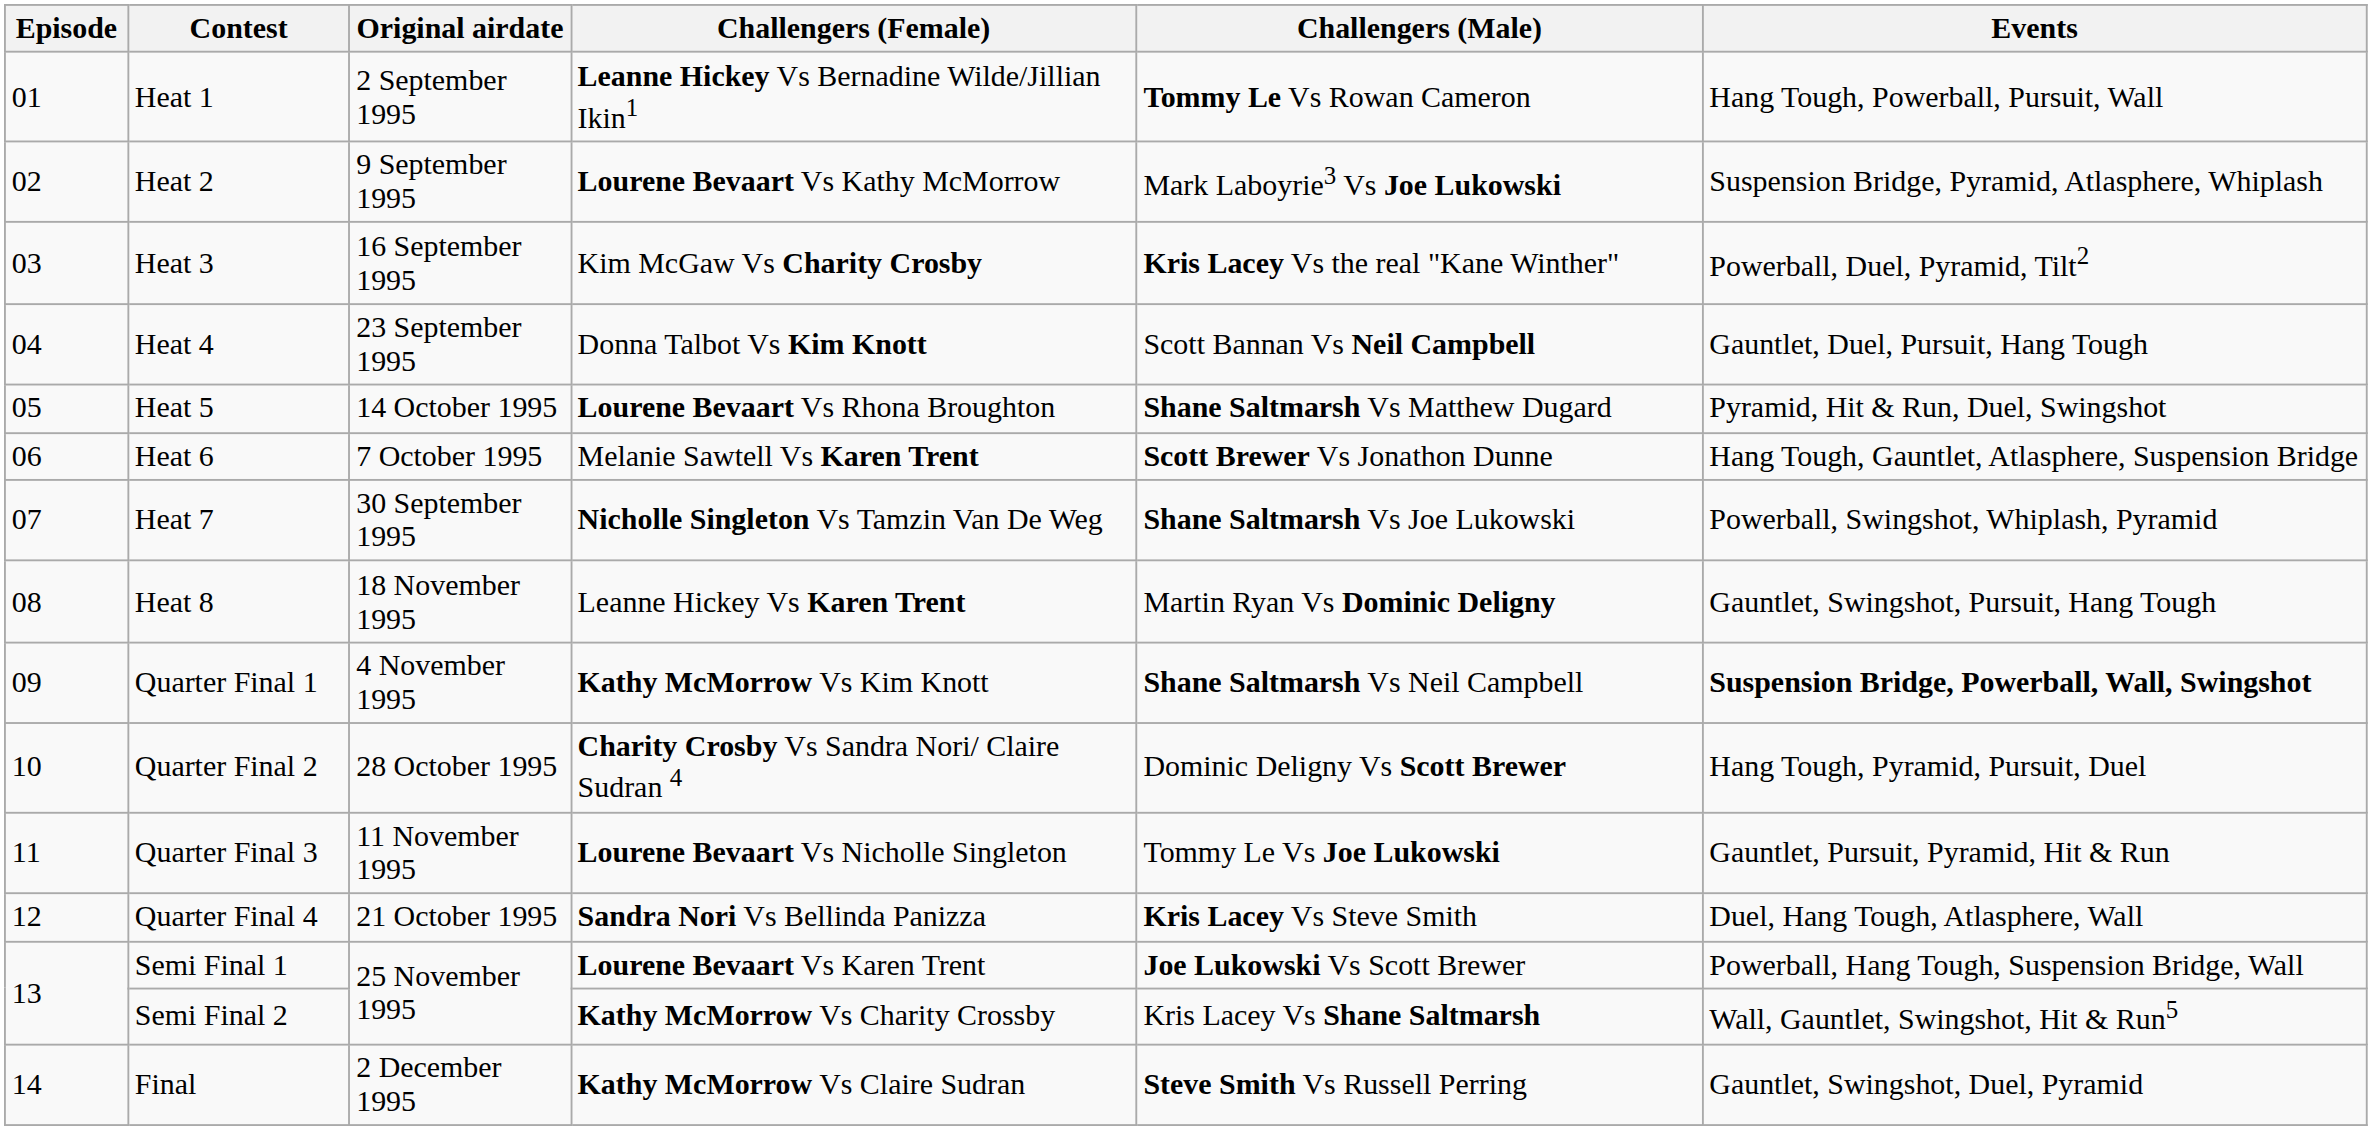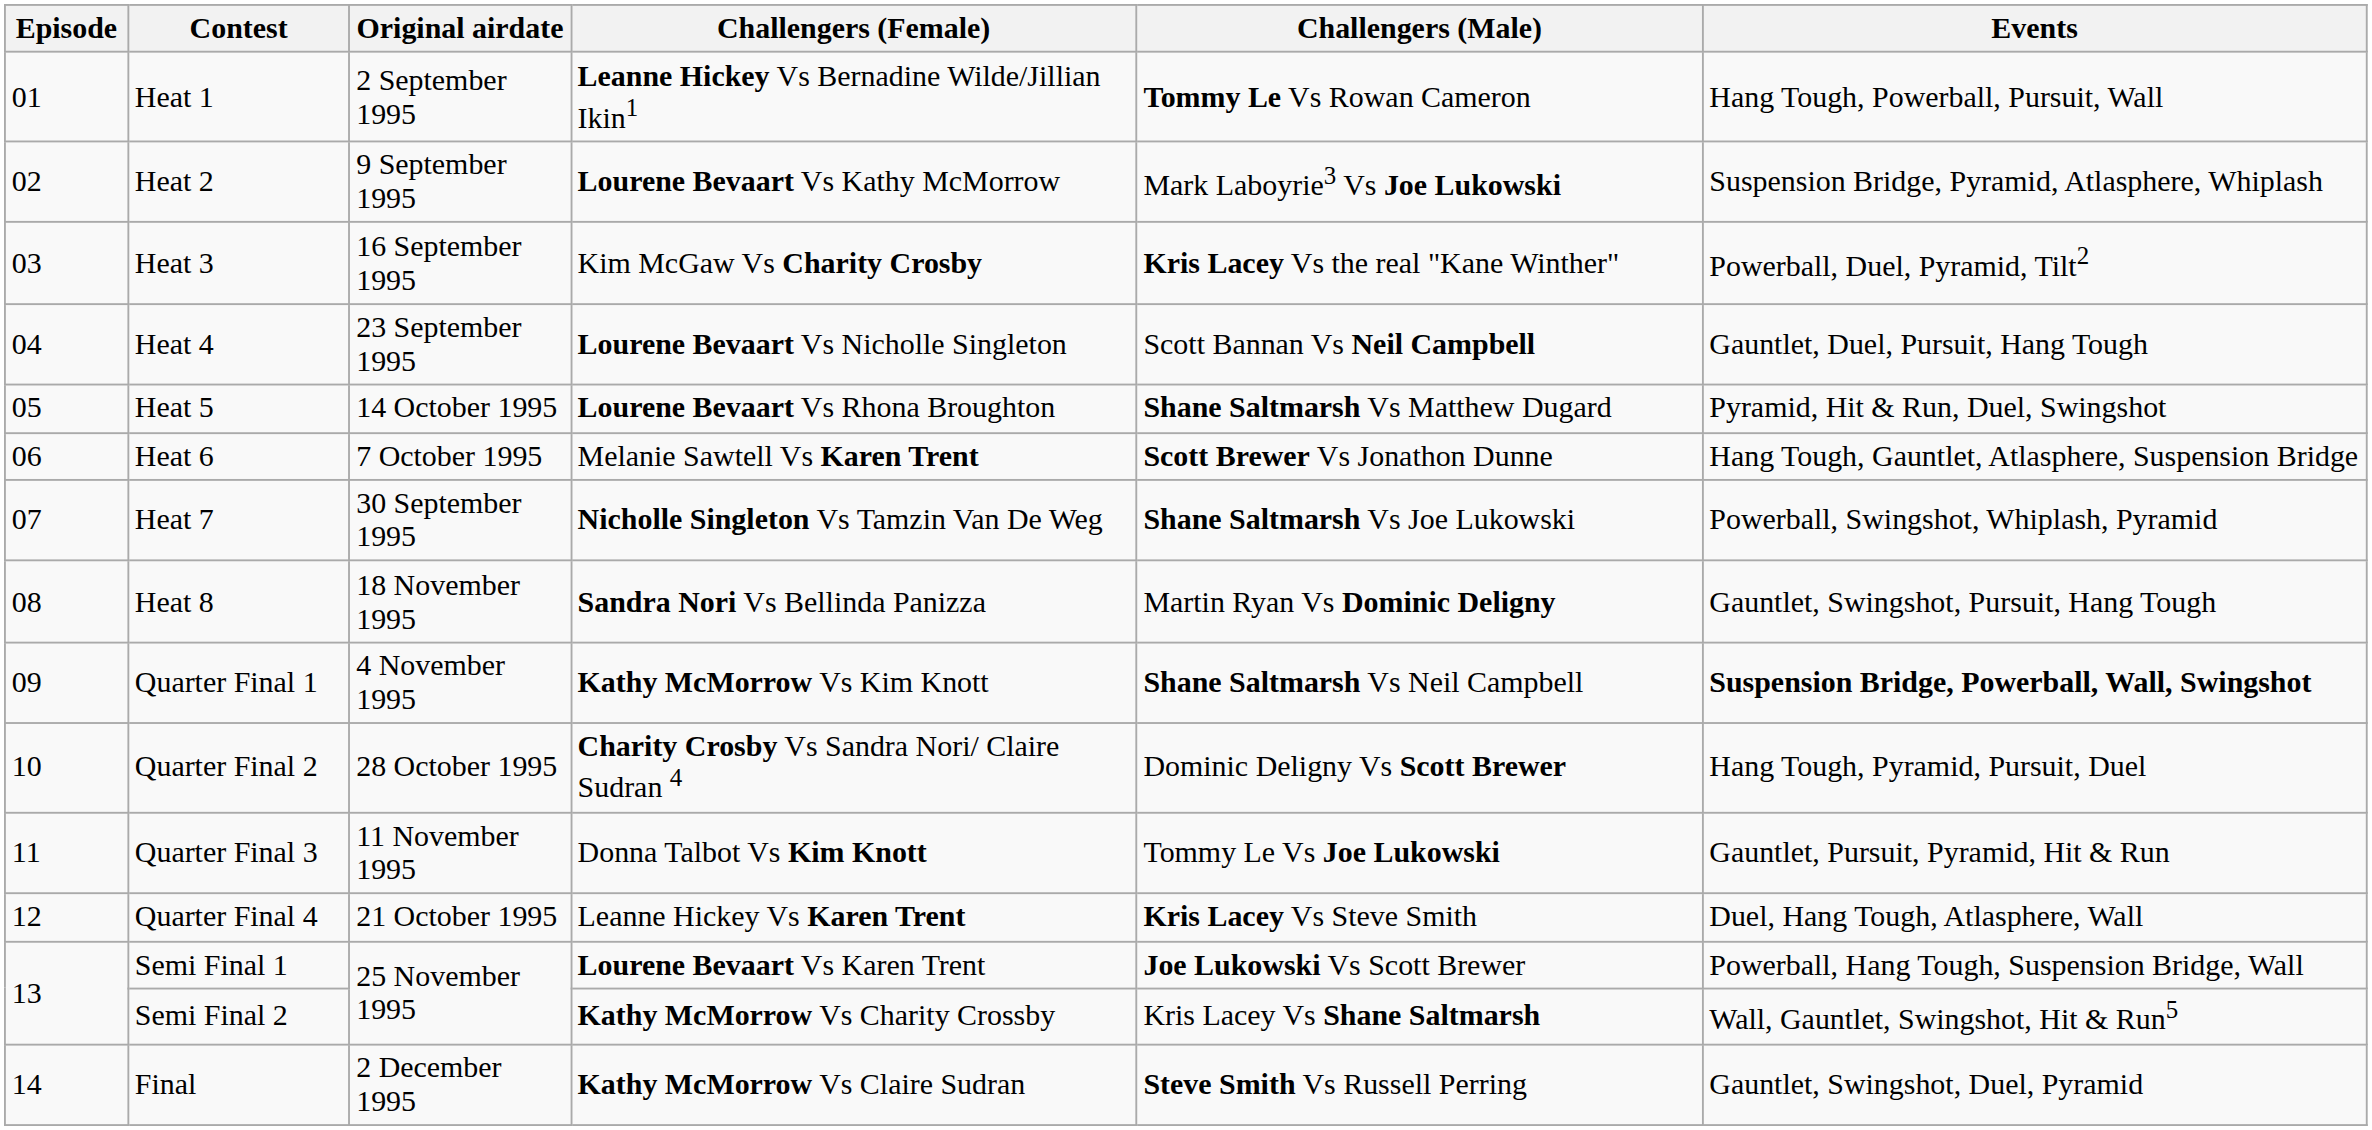(752, 343) Donna Talbot Vs Kim Knott -> (822, 343) Lourene Bevaart Vs Nicholle Singleton
(771, 601) Leanne Hickey Vs Karen Trent -> (782, 601) Sandra Nori Vs Bellinda Panizza
(822, 852) Lourene Bevaart Vs Nicholle Singleton -> (752, 852) Donna Talbot Vs Kim Knott
(782, 916) Sandra Nori Vs Bellinda Panizza -> (771, 916) Leanne Hickey Vs Karen Trent
